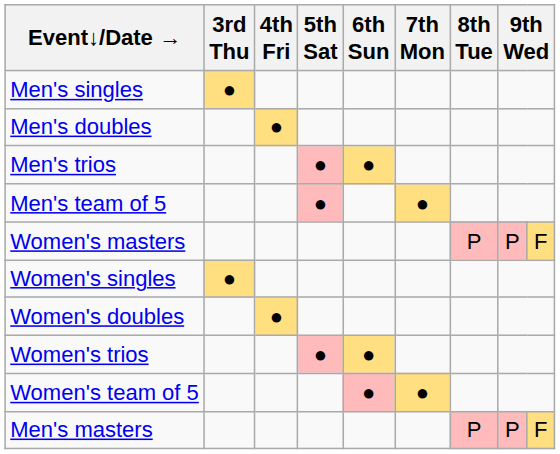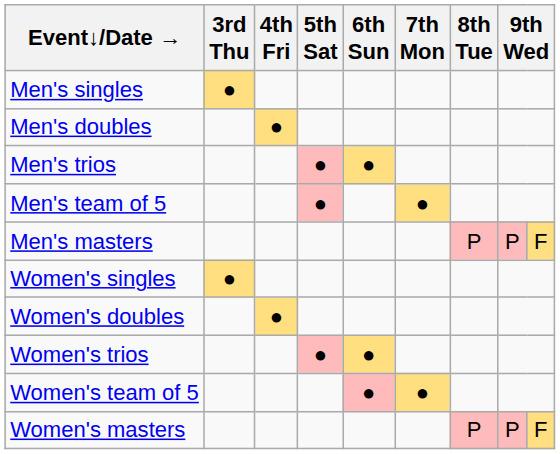rows swapped: (81, 430) <-> (98, 241)
